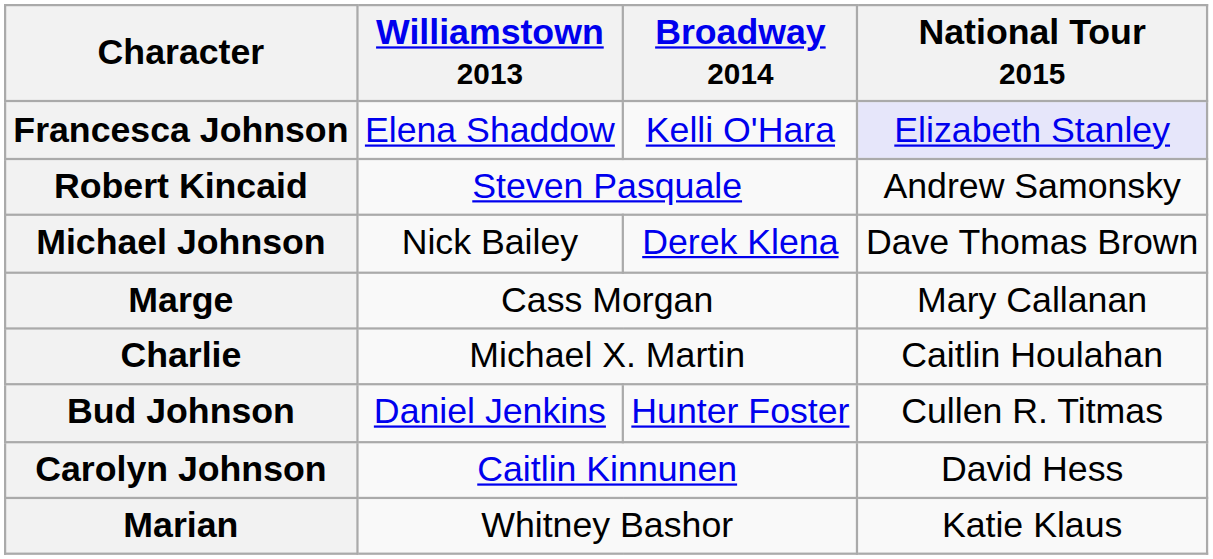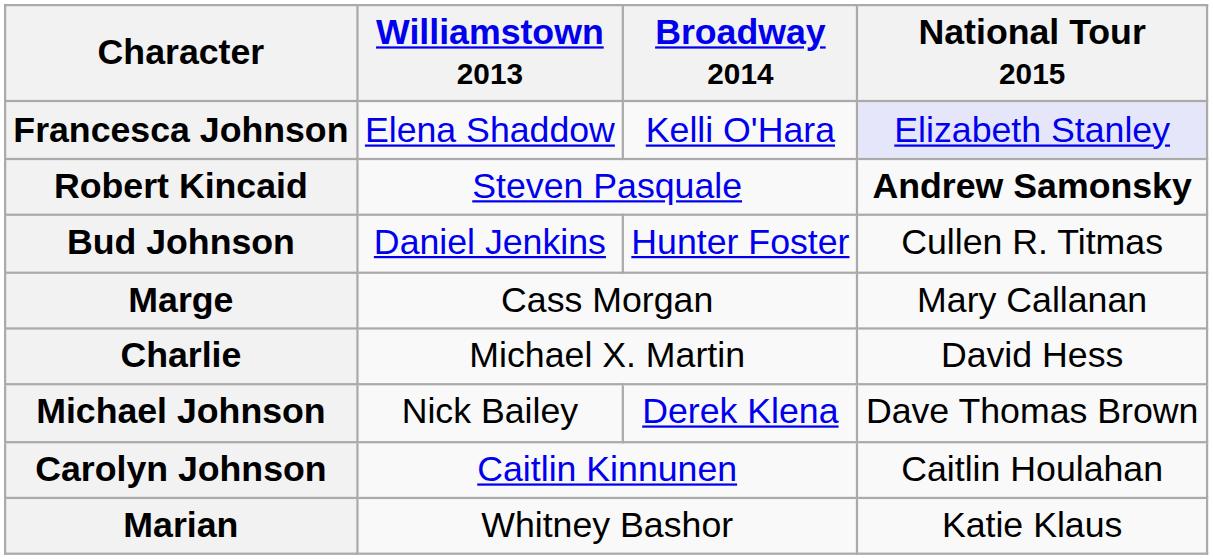(1032, 186) normal -> (1032, 186) bold
rows swapped: (181, 412) <-> (181, 242)
(1032, 355) Caitlin Houlahan -> (1032, 355) David Hess
(1032, 469) David Hess -> (1032, 469) Caitlin Houlahan
